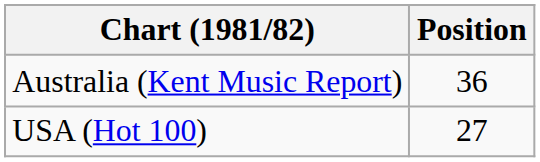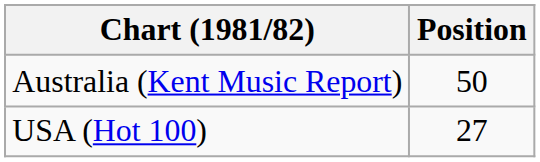(472, 80) 36 -> (472, 80) 50
